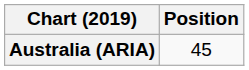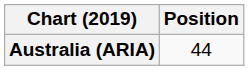(201, 49) 45 -> (201, 49) 44
